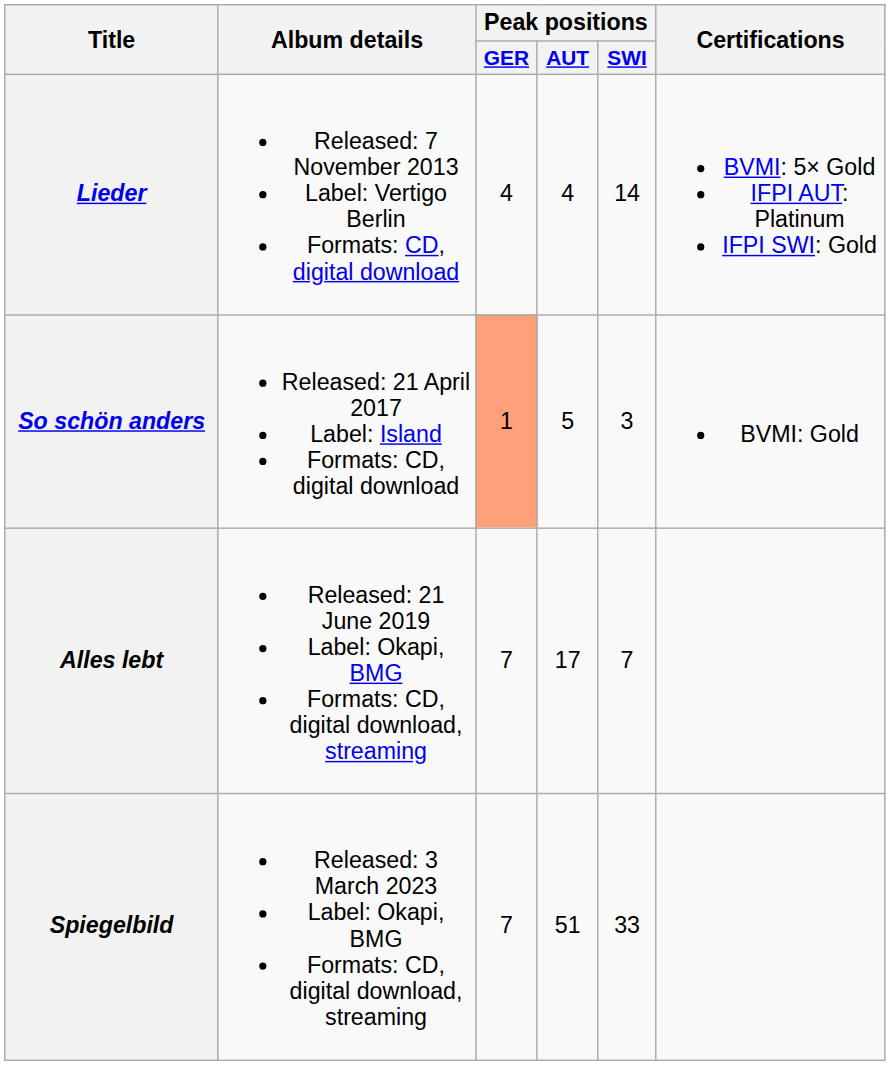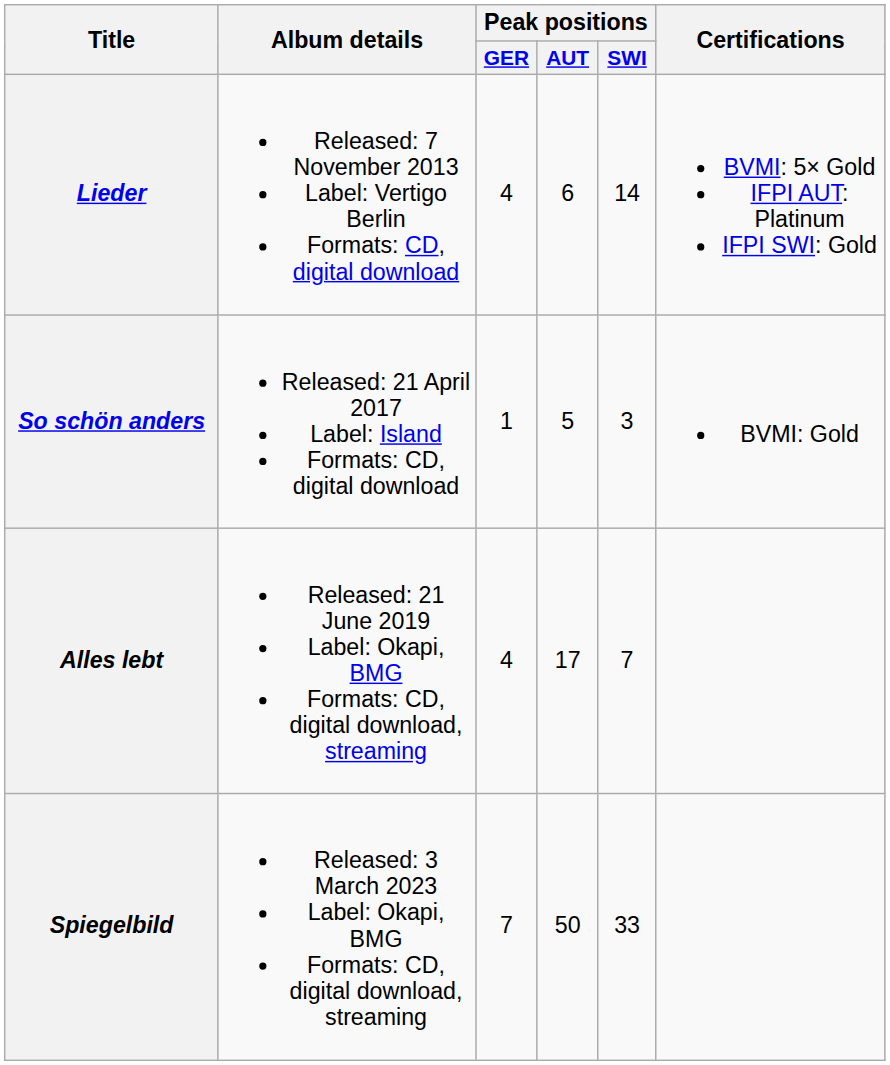(568, 194) 4 -> (568, 194) 6
(506, 420) lightsalmon background -> (506, 420) no background
(506, 660) 7 -> (506, 660) 4
(568, 926) 51 -> (568, 926) 50
